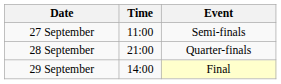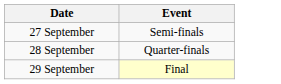- column: (140, 13)
